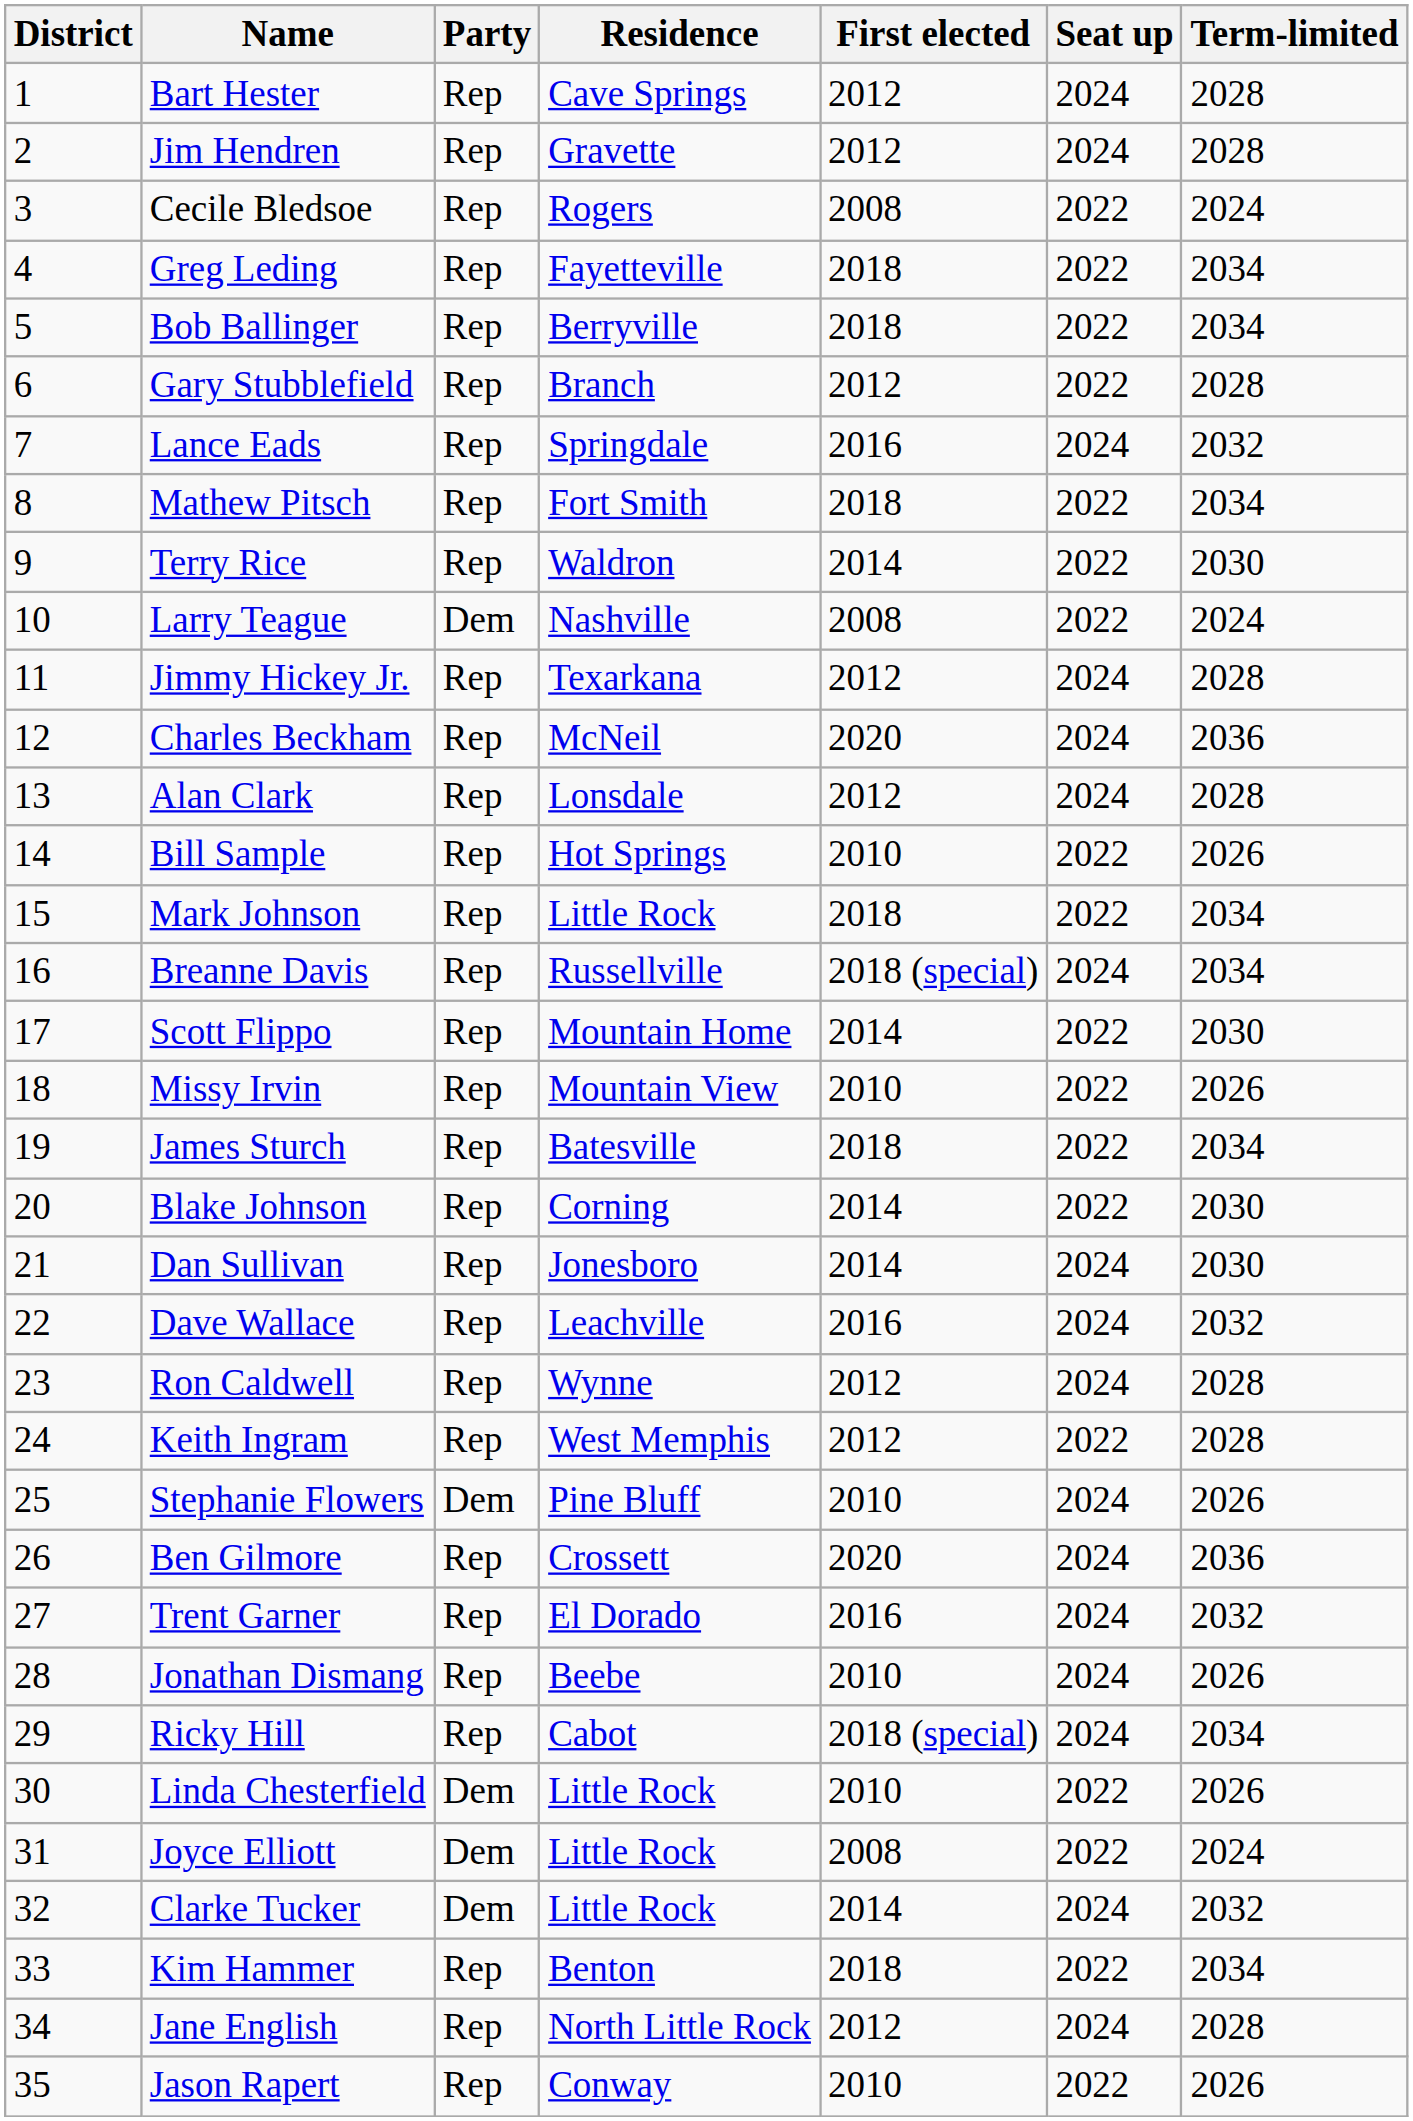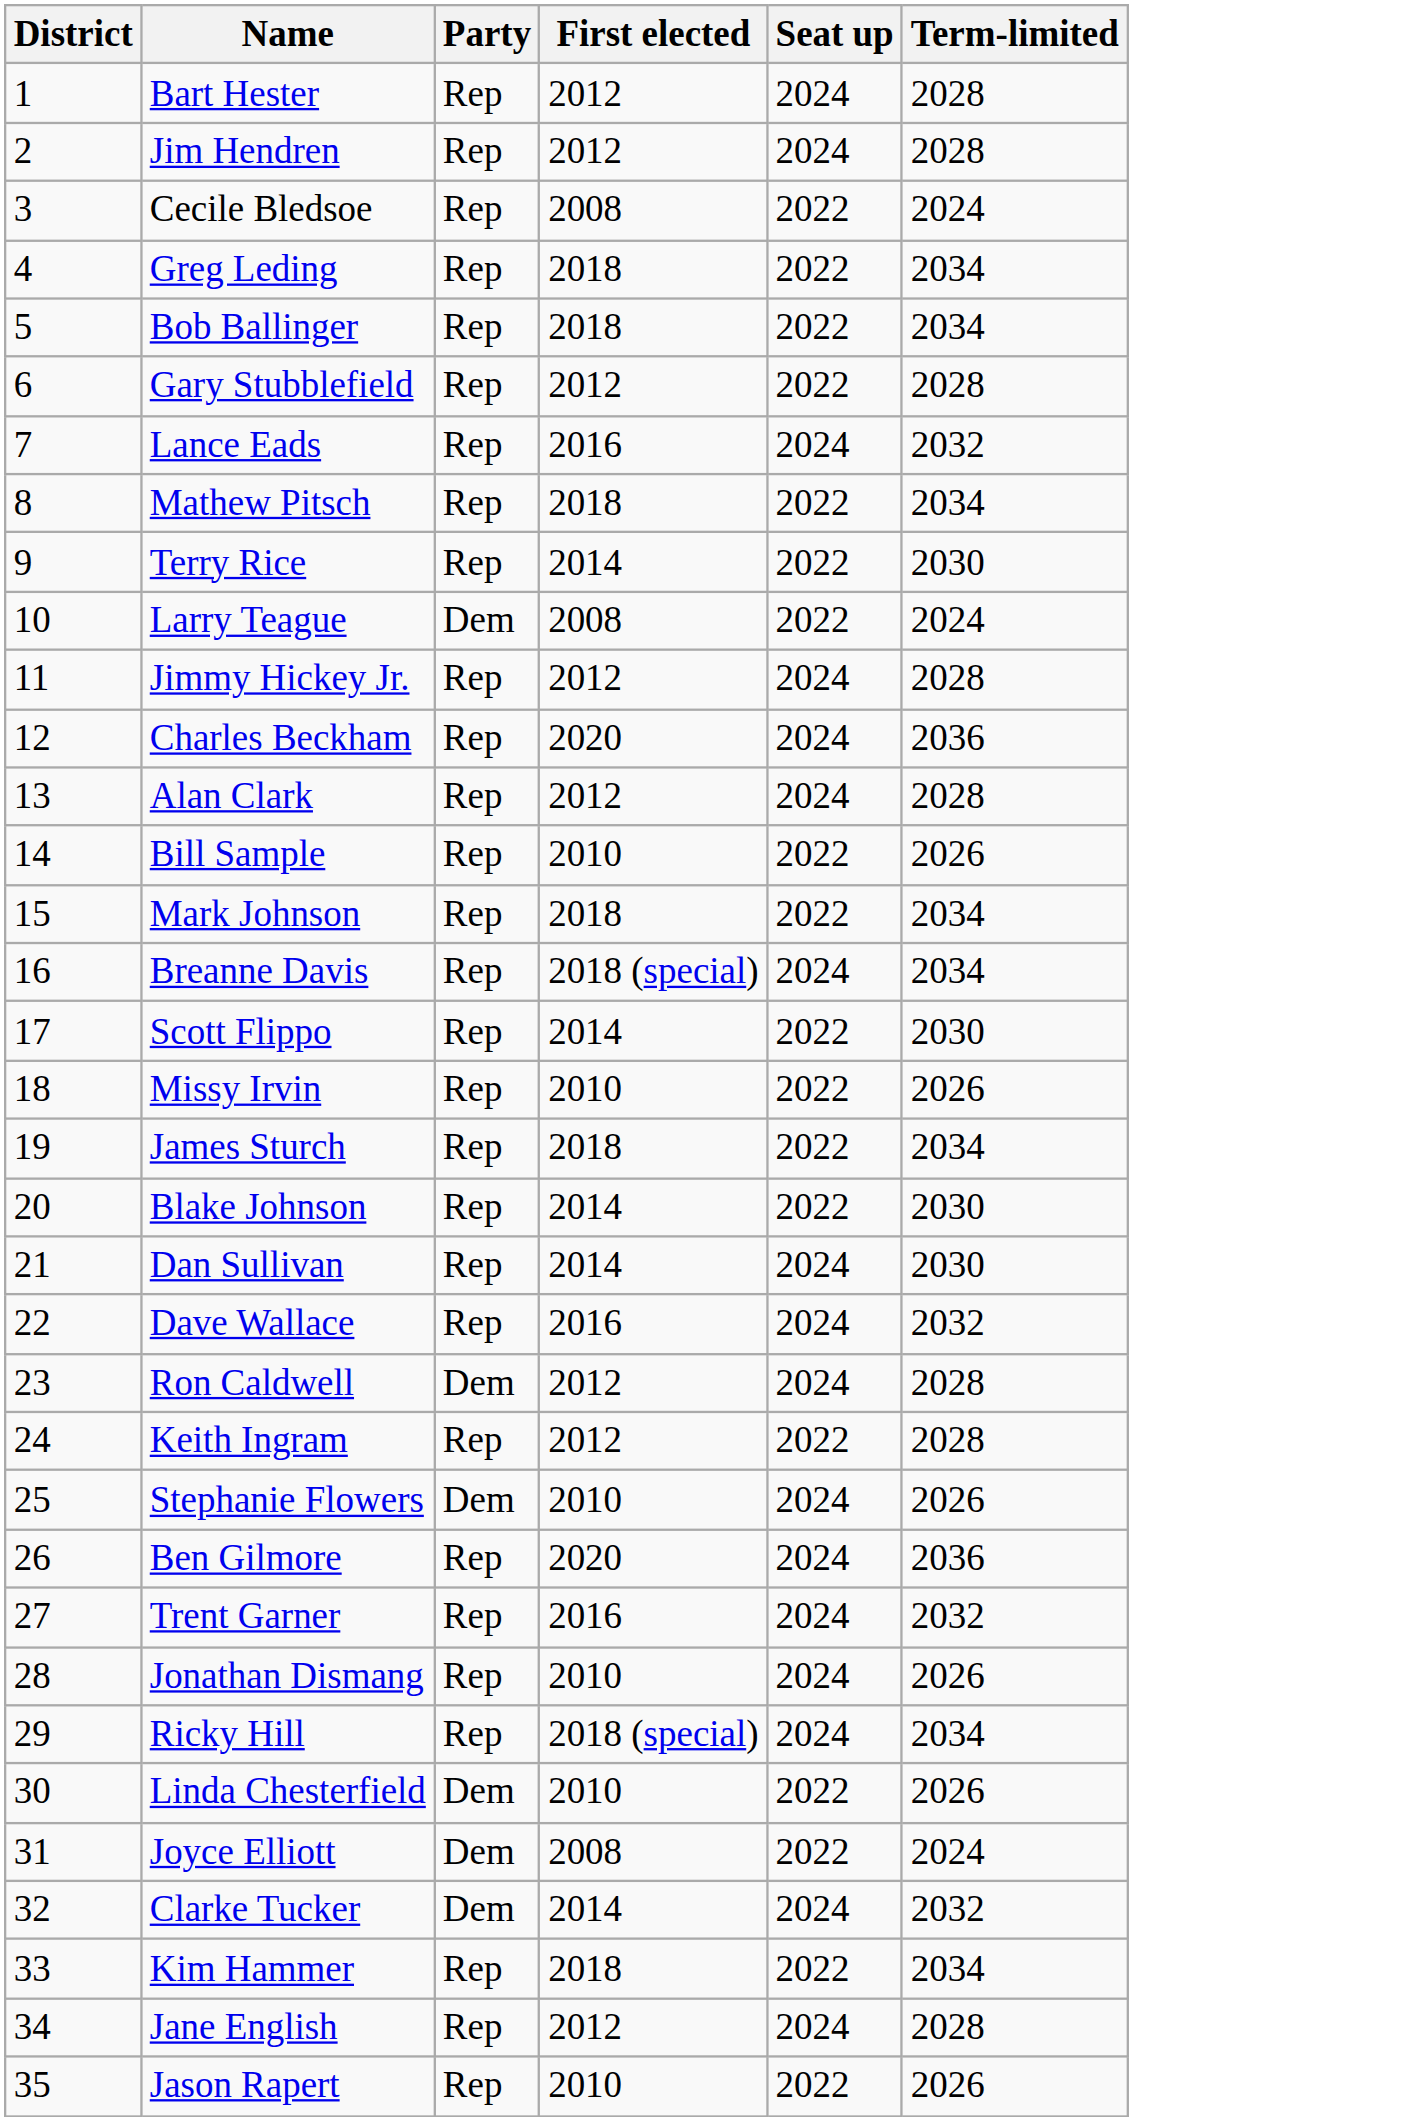- column: (680, 33)
(473, 1381) Rep -> (479, 1381) Dem
